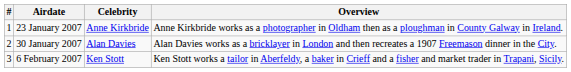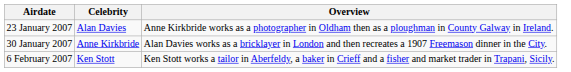- column: (9, 12)
(118, 28) Anne Kirkbride -> (101, 28) Alan Davies
(111, 43) Alan Davies -> (108, 43) Anne Kirkbride
